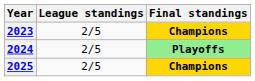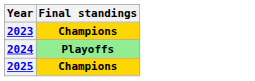- column: (91, 13)
